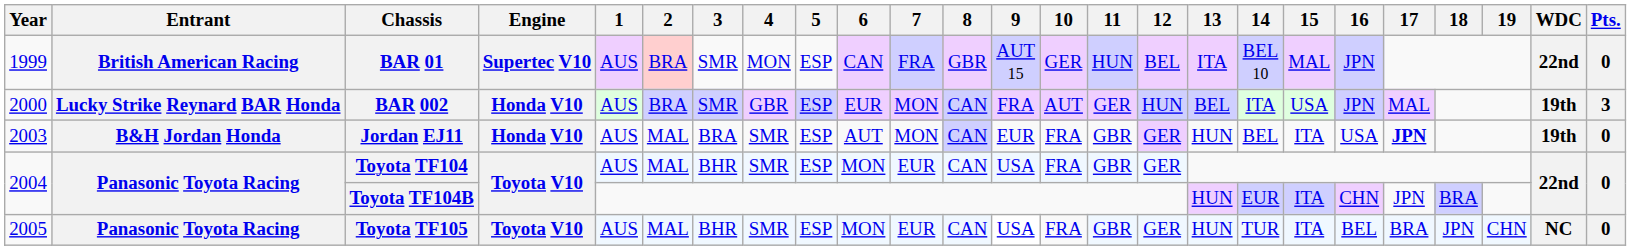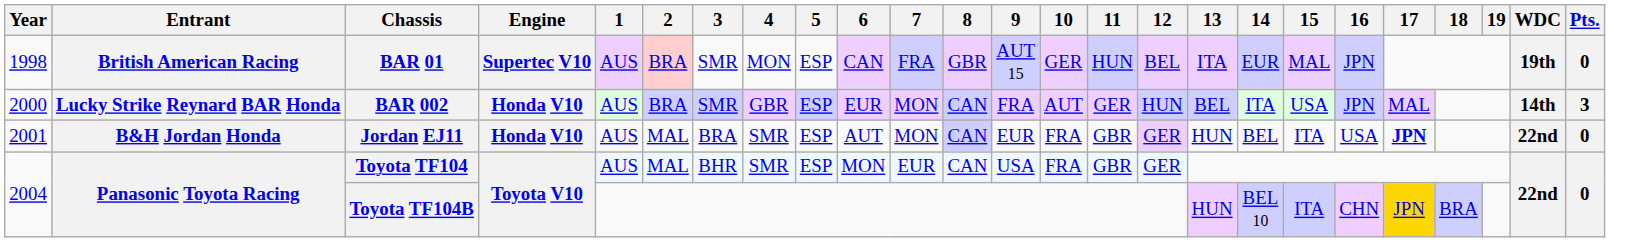(28, 61) 1999 -> (28, 61) 1998
(1260, 61) BEL 10 -> (1260, 61) EUR
(1559, 61) 22nd -> (1538, 61) 19th
(1559, 104) 19th -> (1538, 104) 14th
(28, 135) 2003 -> (28, 135) 2001
(1559, 135) 19th -> (1538, 135) 22nd
(1260, 197) EUR -> (1260, 208) BEL 10
(1409, 197) no background -> (1409, 208) gold background
- row: (412, 229)
